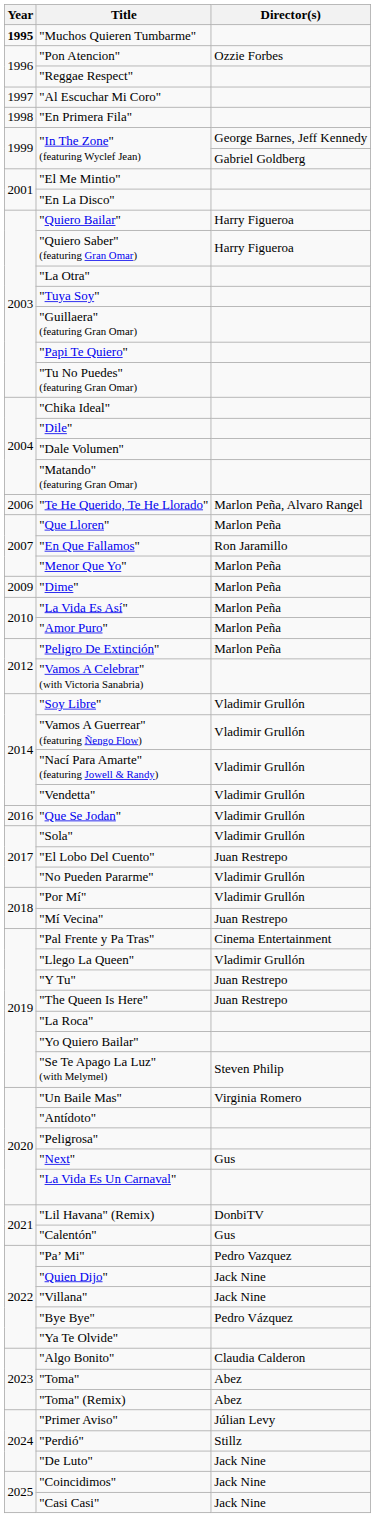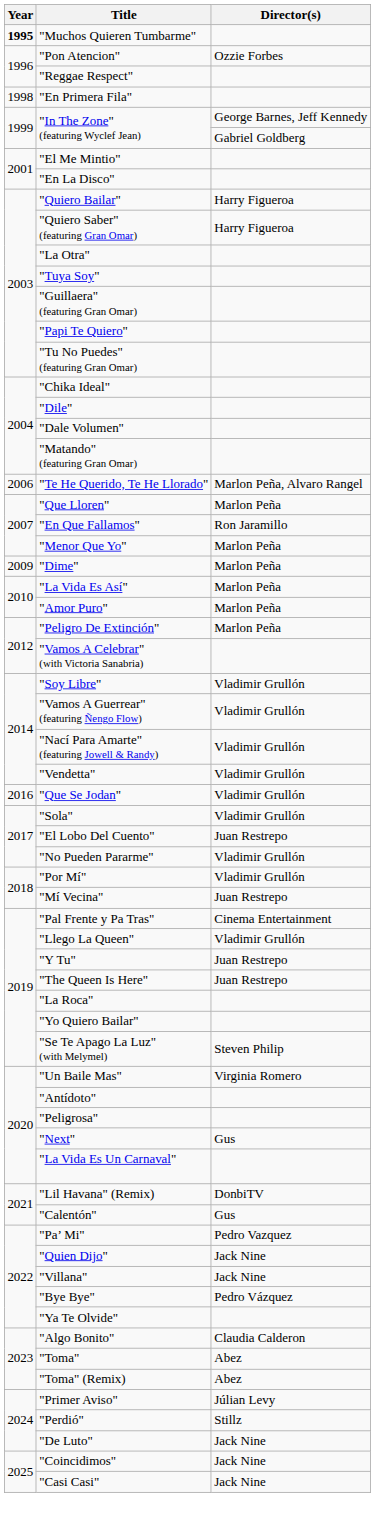- row: (100, 96)
